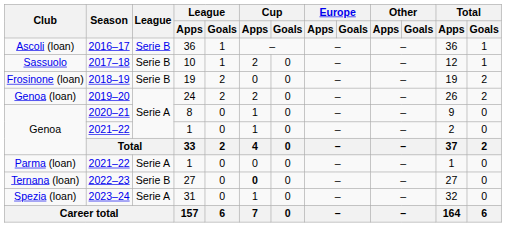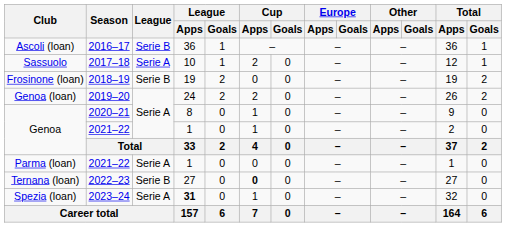(153, 63) Serie B -> (153, 63) Serie A
(190, 197) normal -> (190, 197) bold
